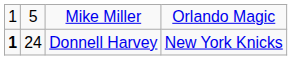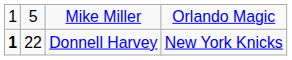(33, 42) 24 -> (33, 42) 22
